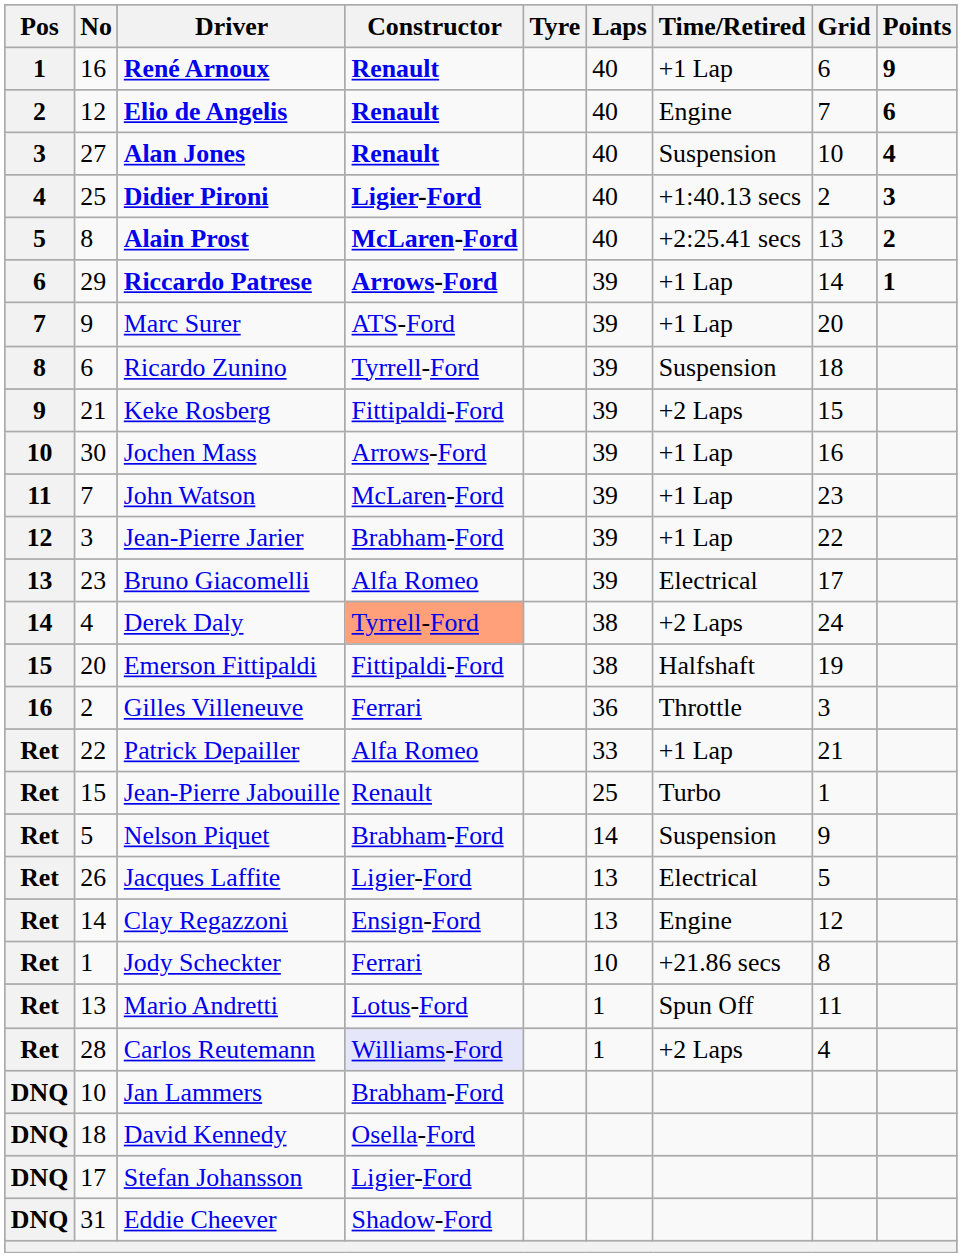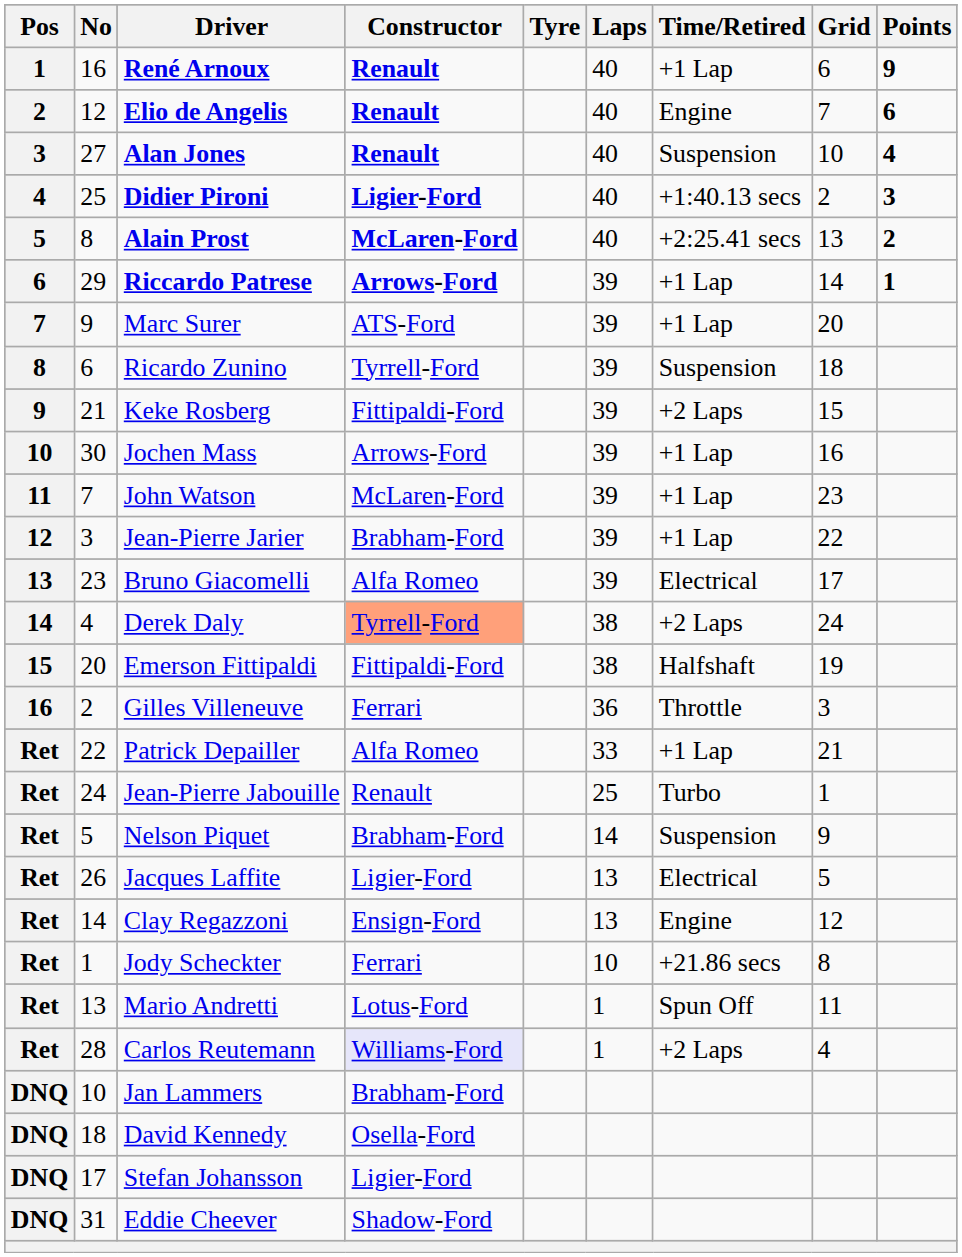(93, 792) 15 -> (93, 792) 24
